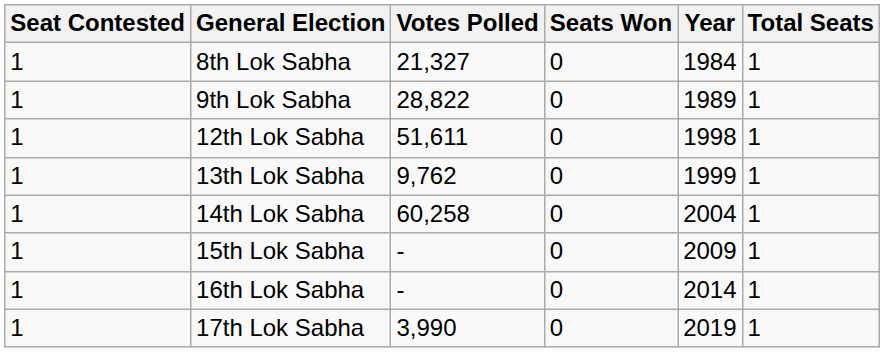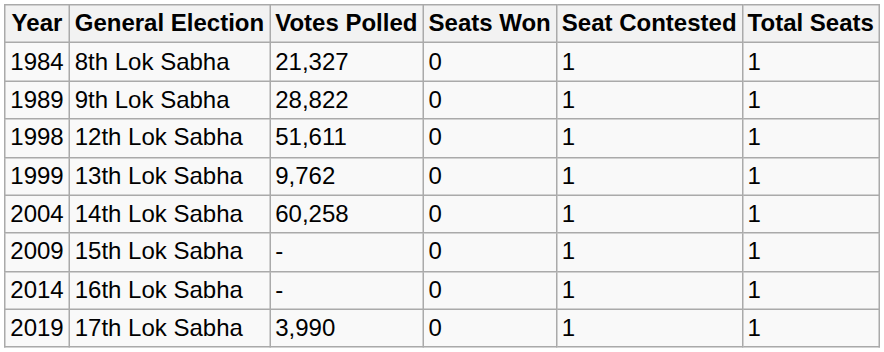columns swapped: (710, 23) <-> (98, 23)
